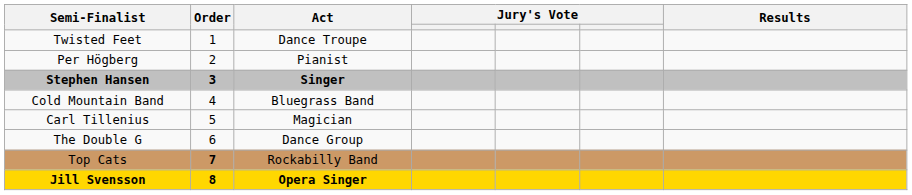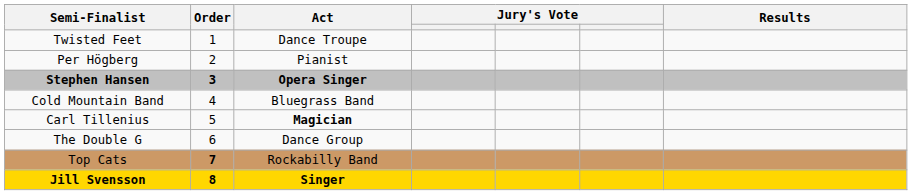(323, 80) Singer -> (323, 80) Opera Singer
(323, 120) normal -> (323, 120) bold
(323, 180) Opera Singer -> (323, 180) Singer
